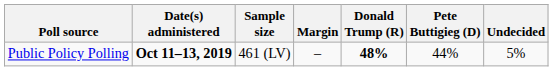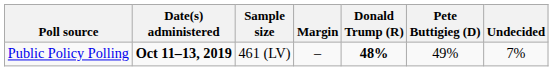(445, 54) 44% -> (445, 54) 49%
(516, 54) 5% -> (516, 54) 7%
